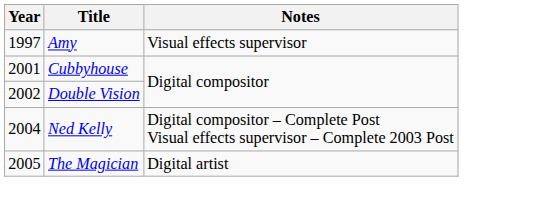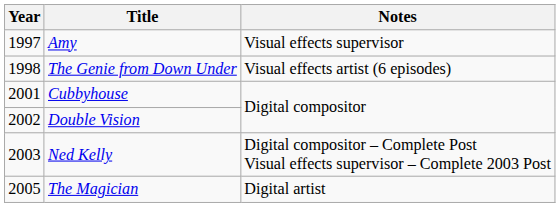+ row: (142, 68)
(24, 128) 2004 -> (24, 154) 2003
